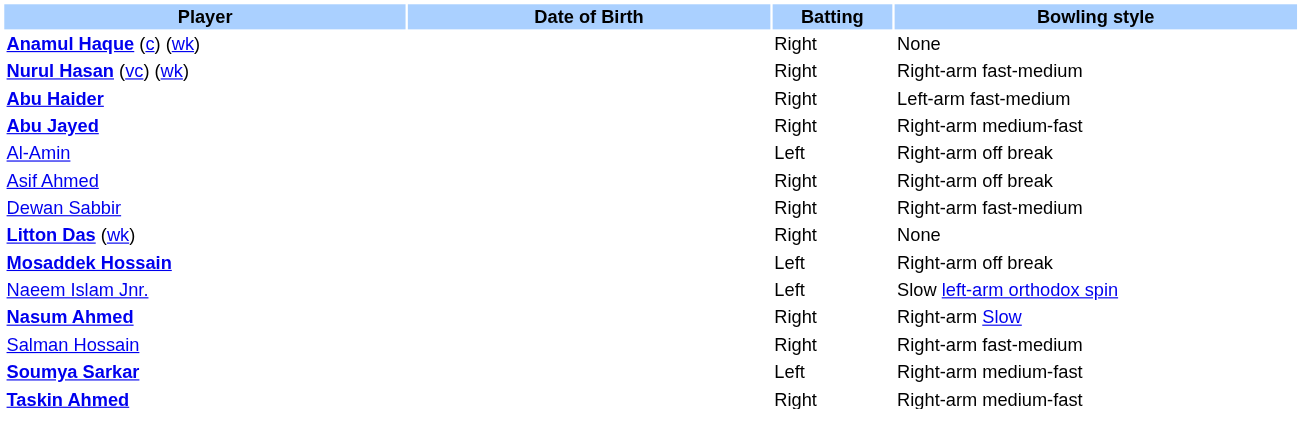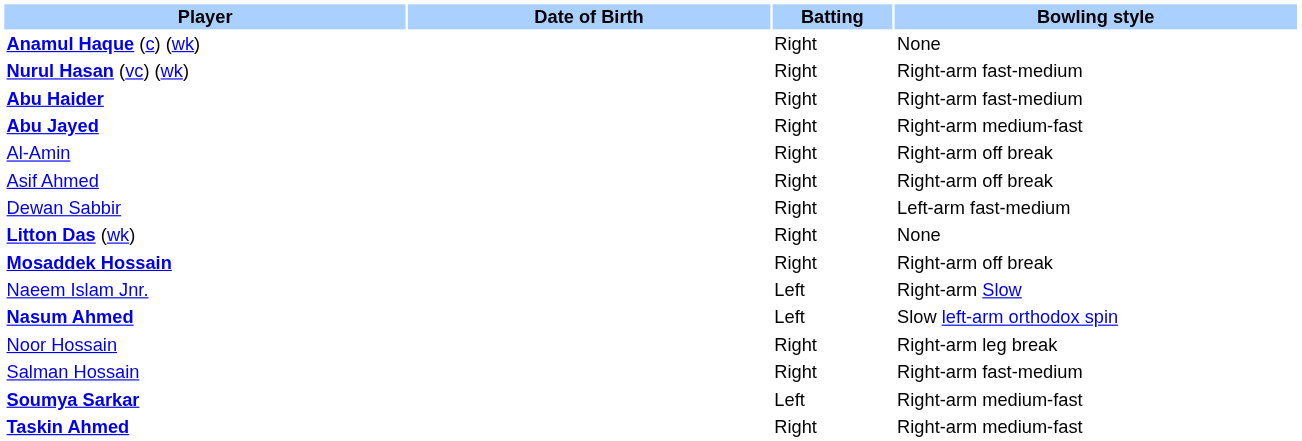(984, 98) Left-arm fast-medium -> (990, 98) Right-arm fast-medium
(790, 153) Left -> (796, 153) Right
(990, 208) Right-arm fast-medium -> (984, 208) Left-arm fast-medium
(790, 262) Left -> (796, 262) Right
(1008, 290) Slow left-arm orthodox spin -> (959, 290) Right-arm Slow
(796, 317) Right -> (790, 317) Left
(959, 317) Right-arm Slow -> (1008, 317) Slow left-arm orthodox spin
+ row: (62, 345)
